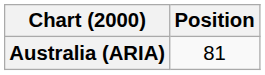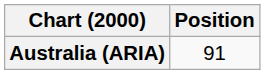(215, 52) 81 -> (215, 52) 91
